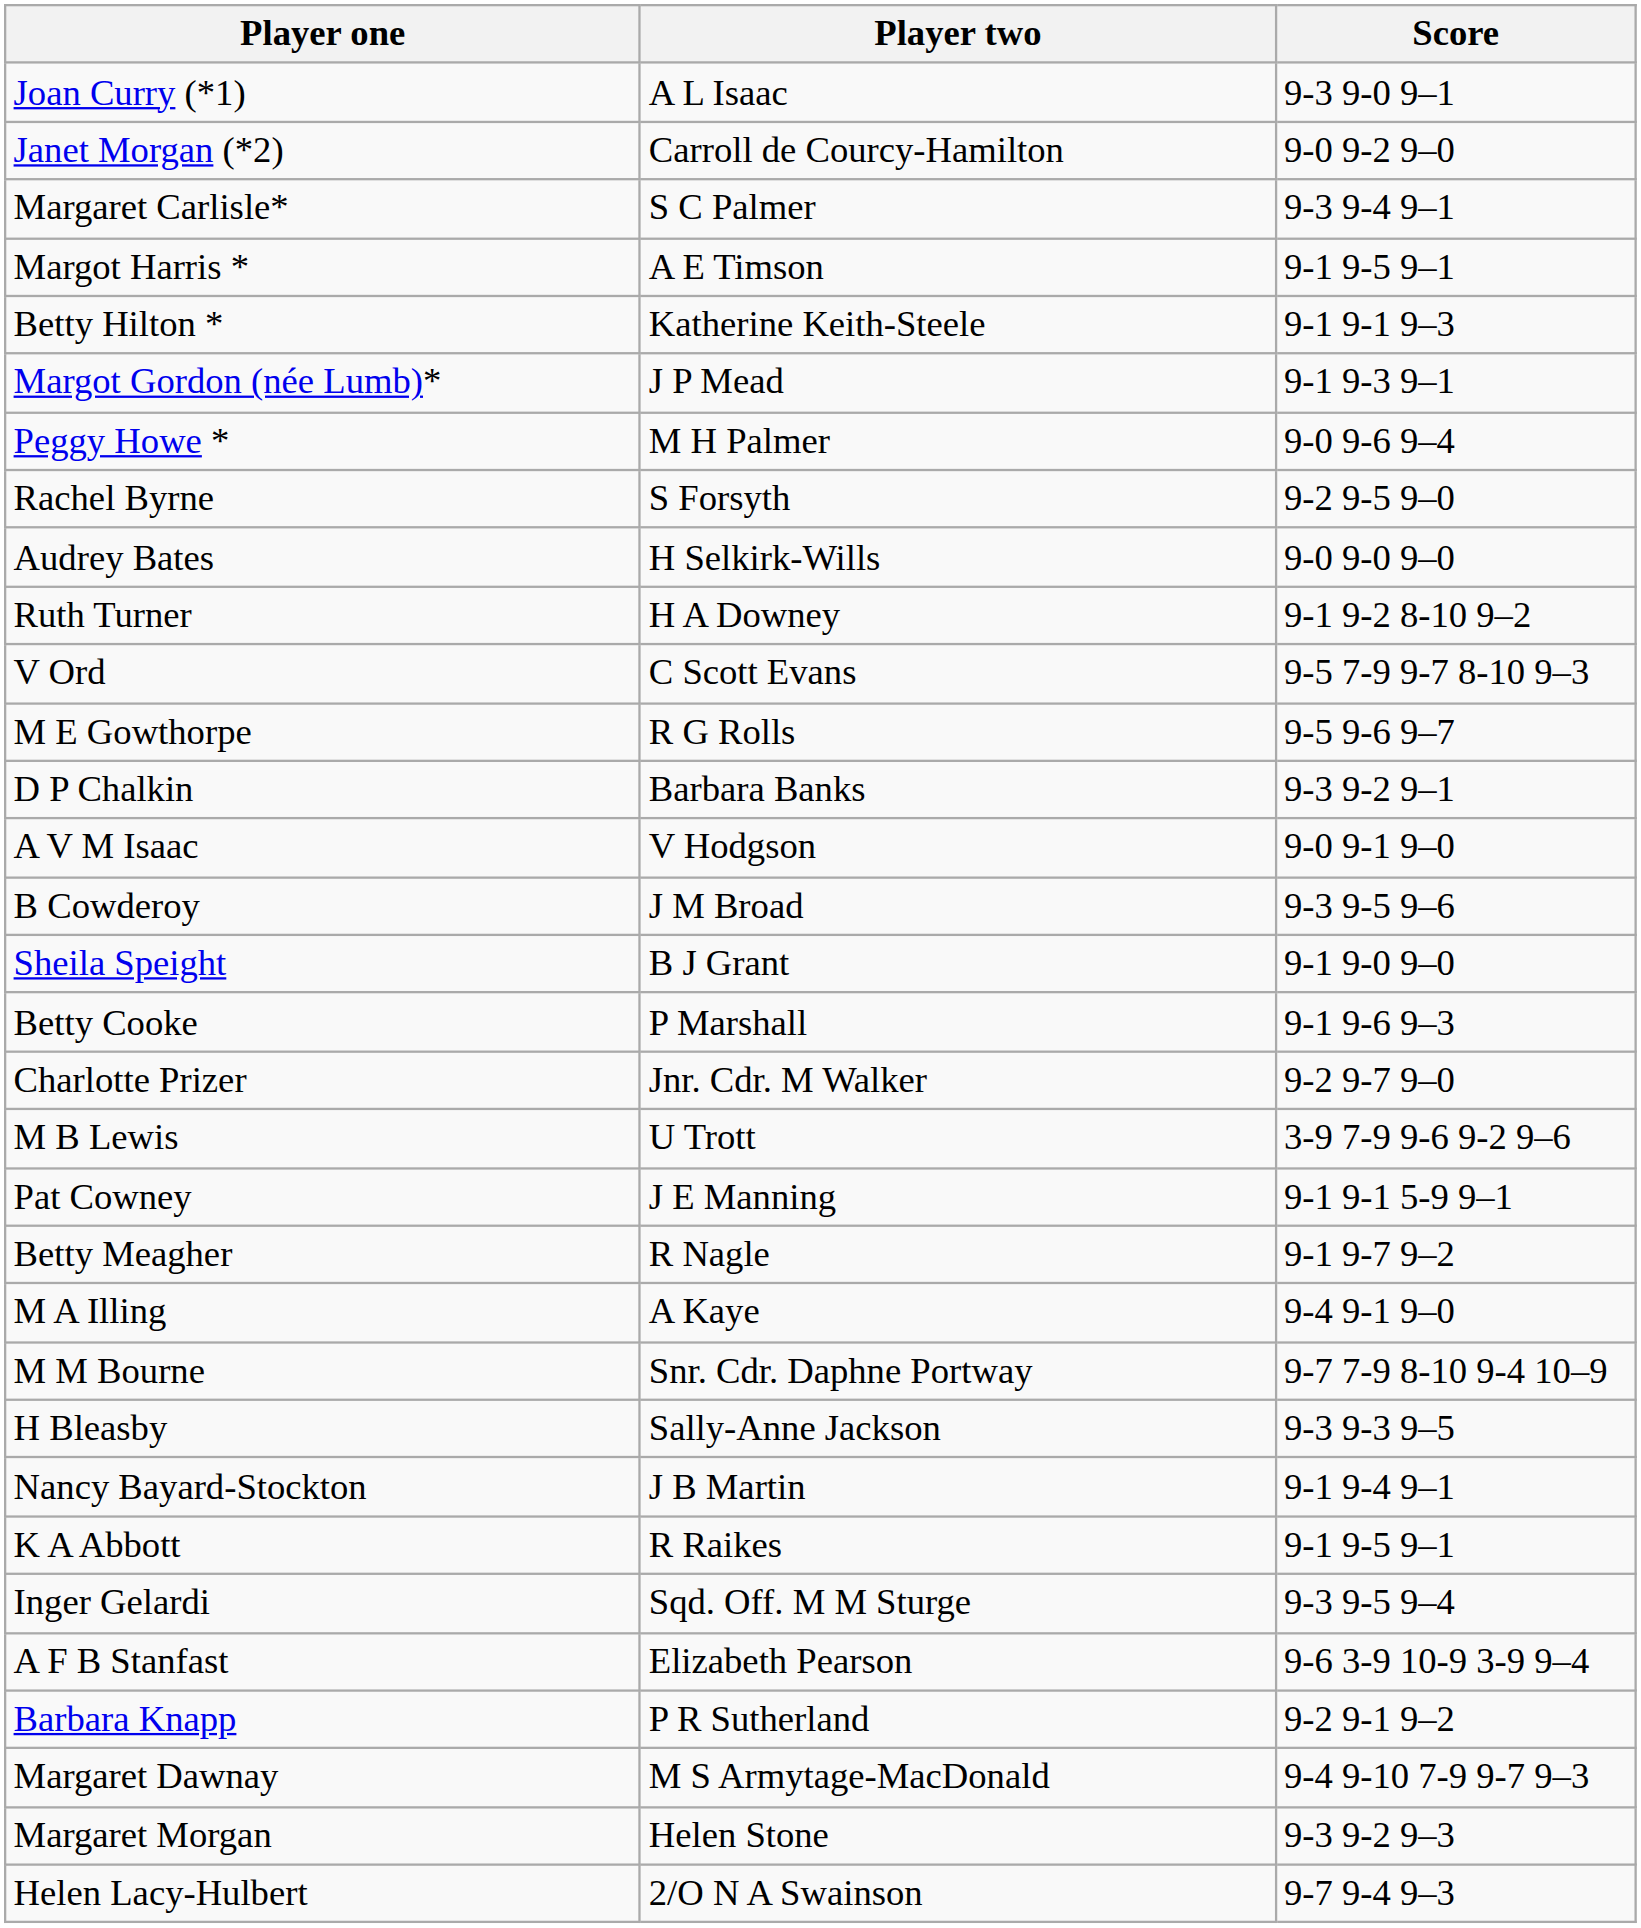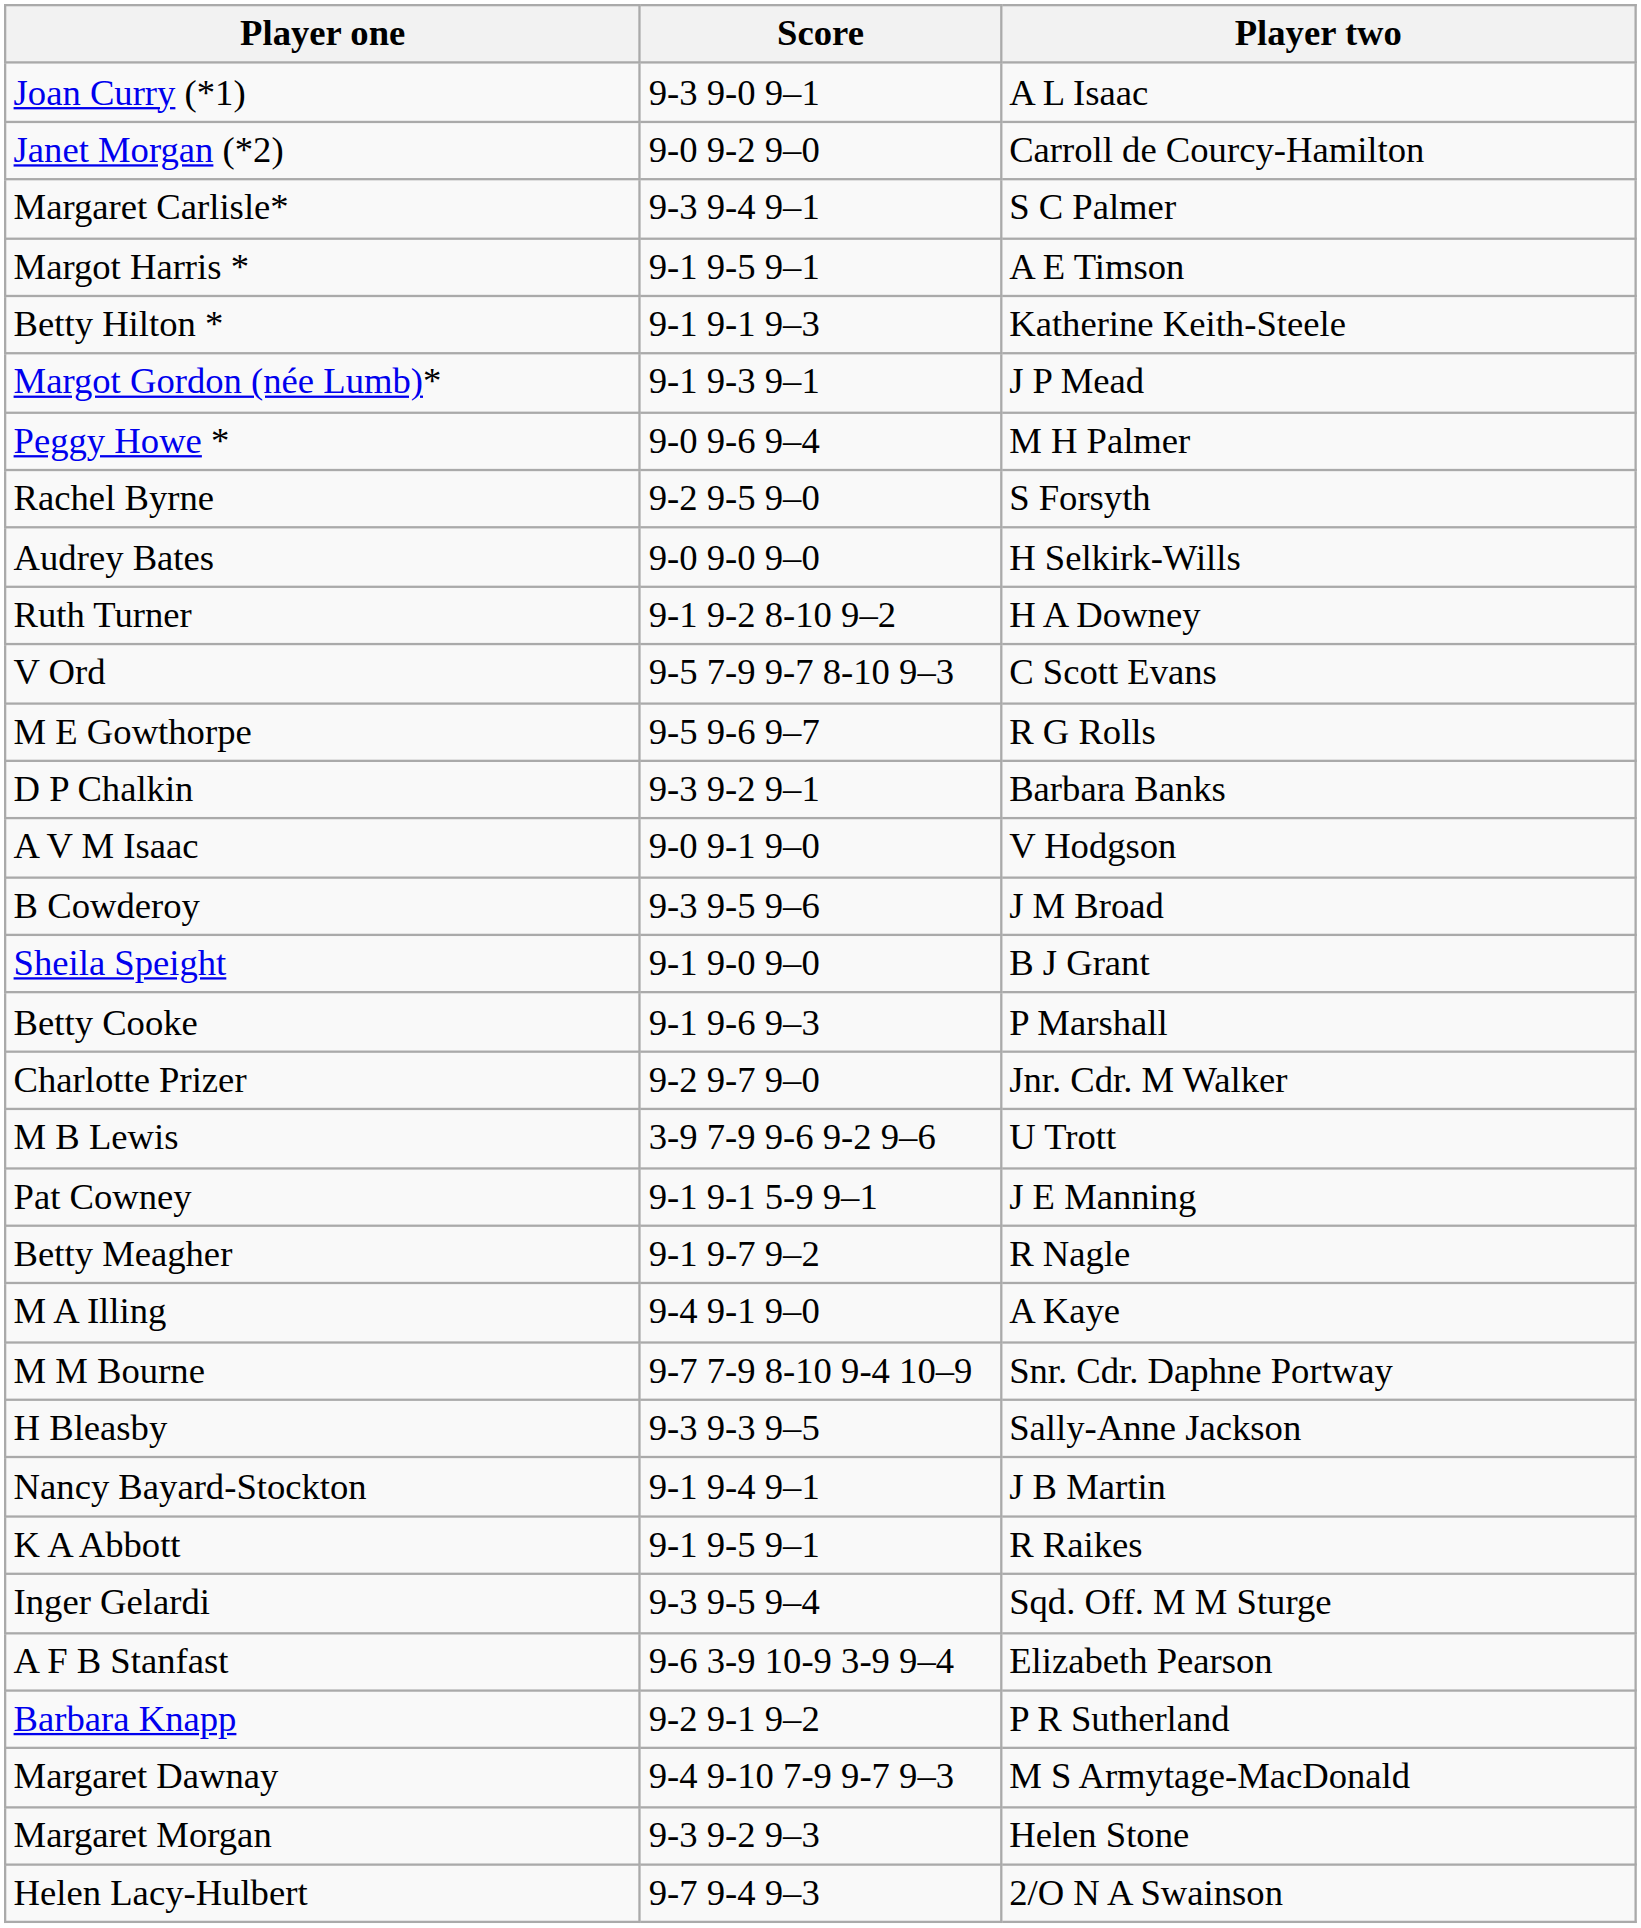columns swapped: (958, 33) <-> (1456, 33)
